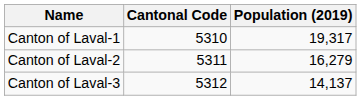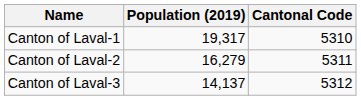columns swapped: (293, 15) <-> (177, 15)
